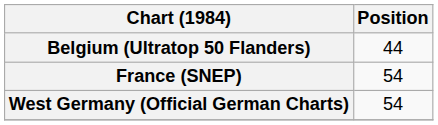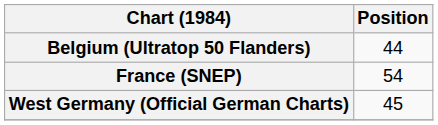(393, 104) 54 -> (393, 104) 45
